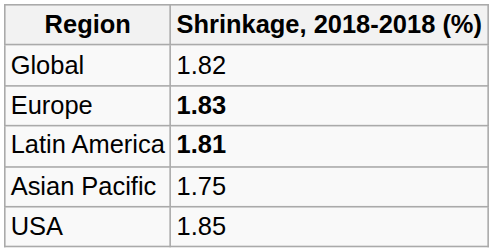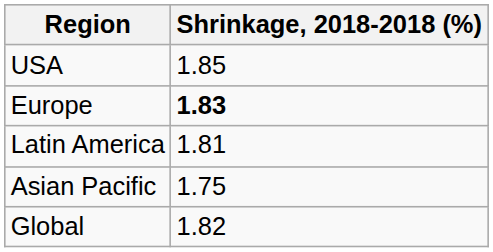rows swapped: (37, 226) <-> (47, 65)
(201, 145) bold -> (201, 145) normal
